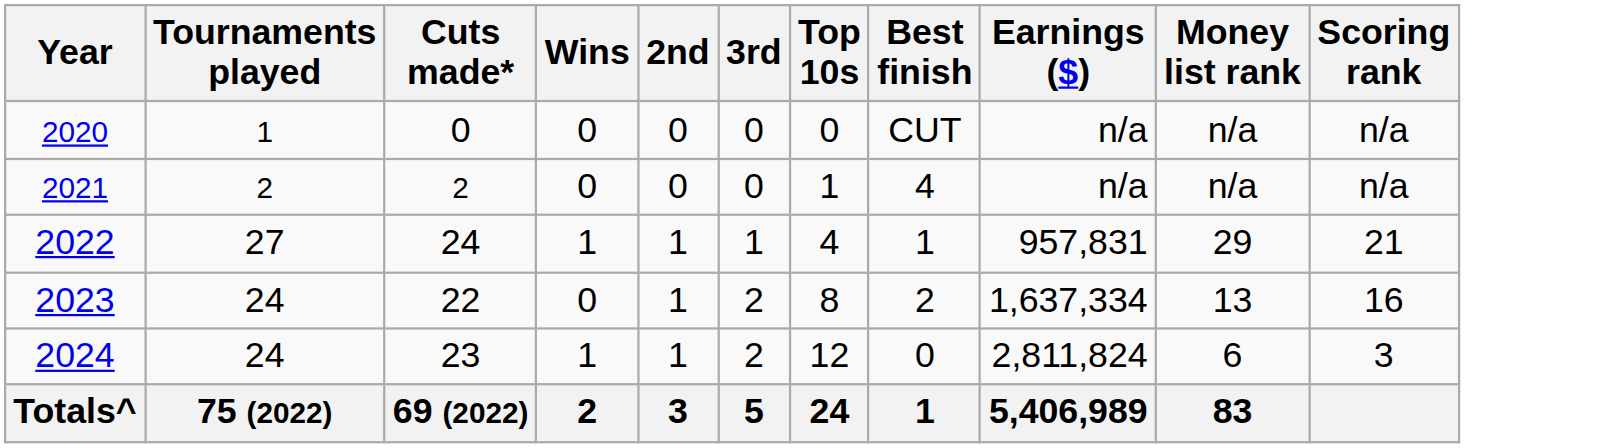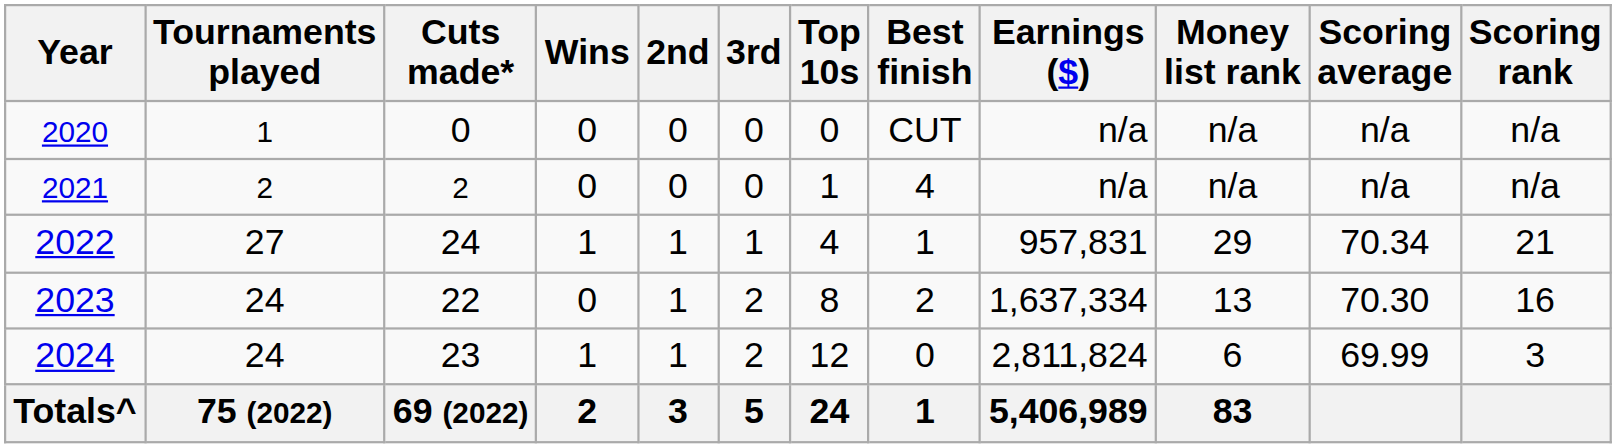+ column: (1385, 52)
